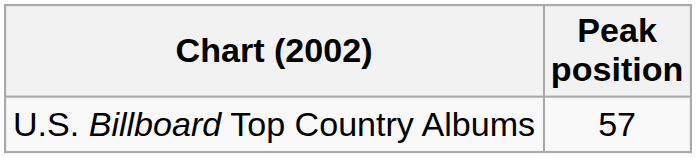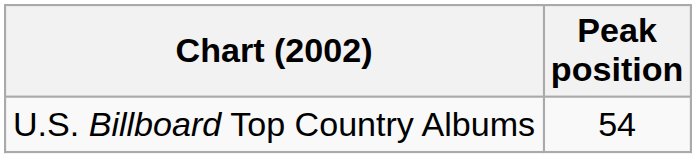(617, 123) 57 -> (617, 123) 54
